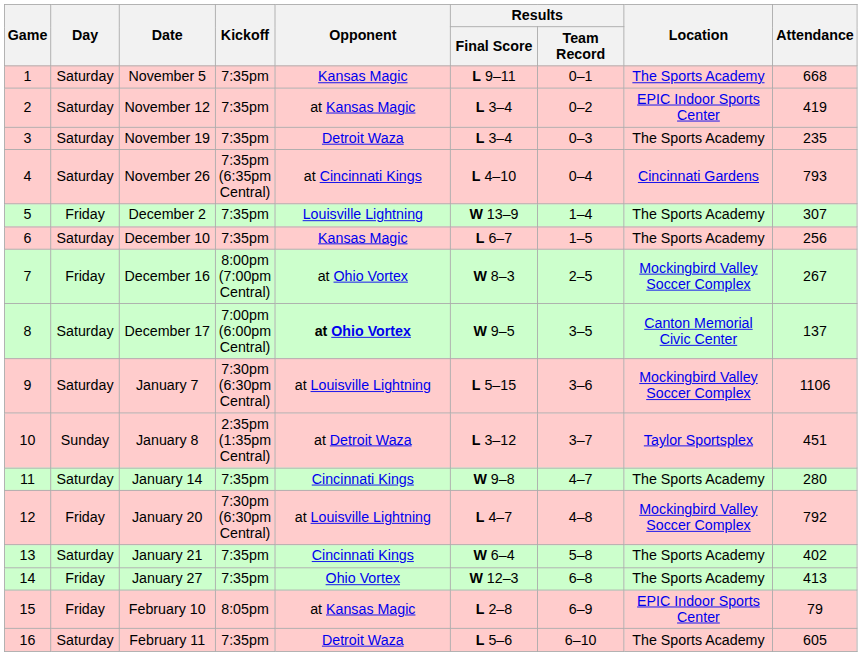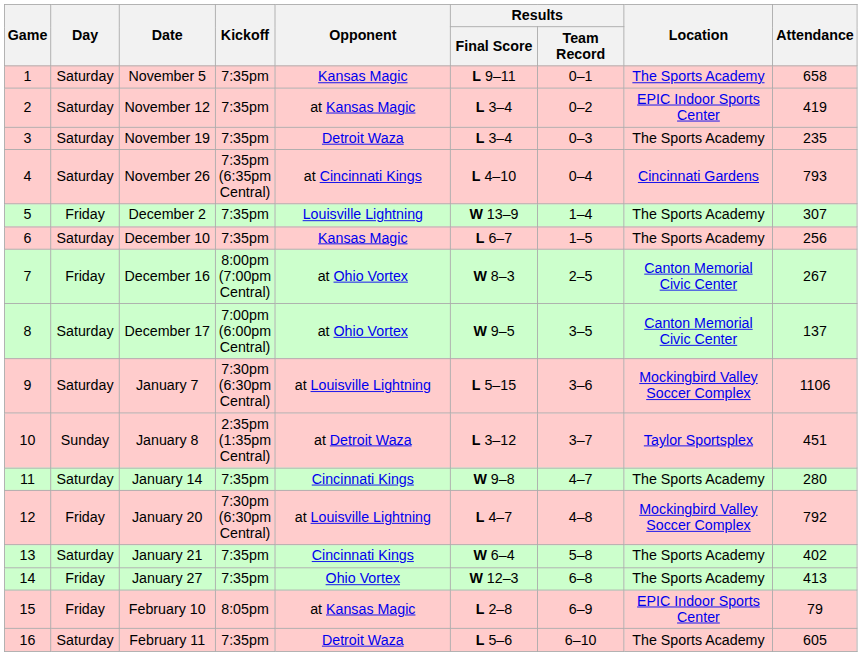(815, 76) 668 -> (815, 76) 658
(698, 276) Mockingbird Valley Soccer Complex -> (698, 276) Canton Memorial Civic Center
(363, 331) bold -> (363, 331) normal
